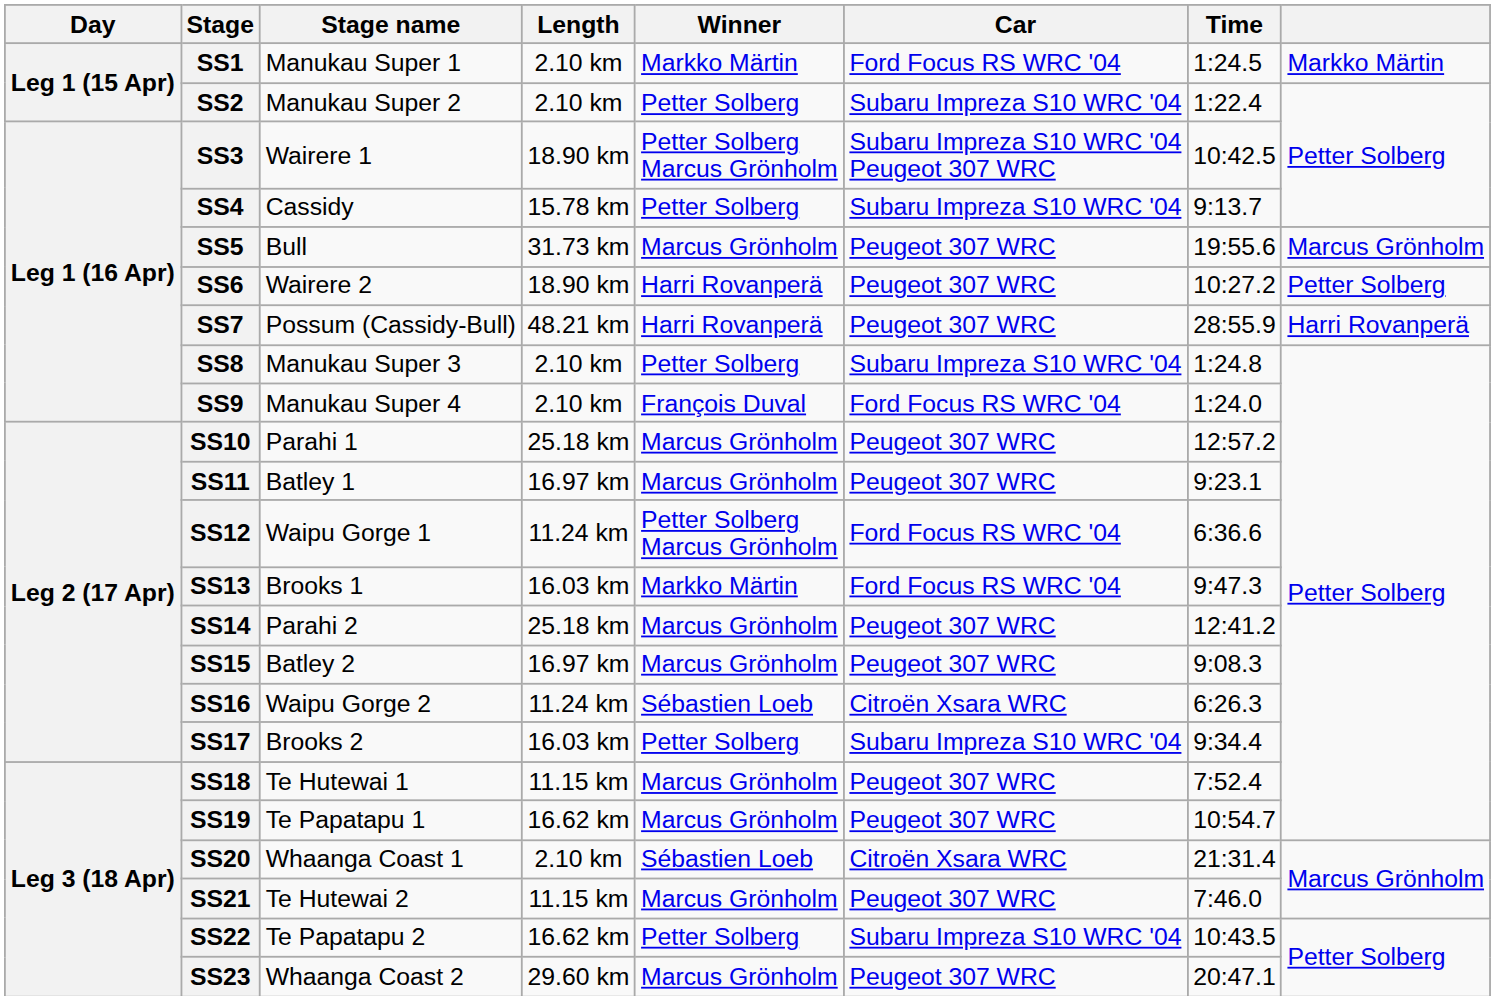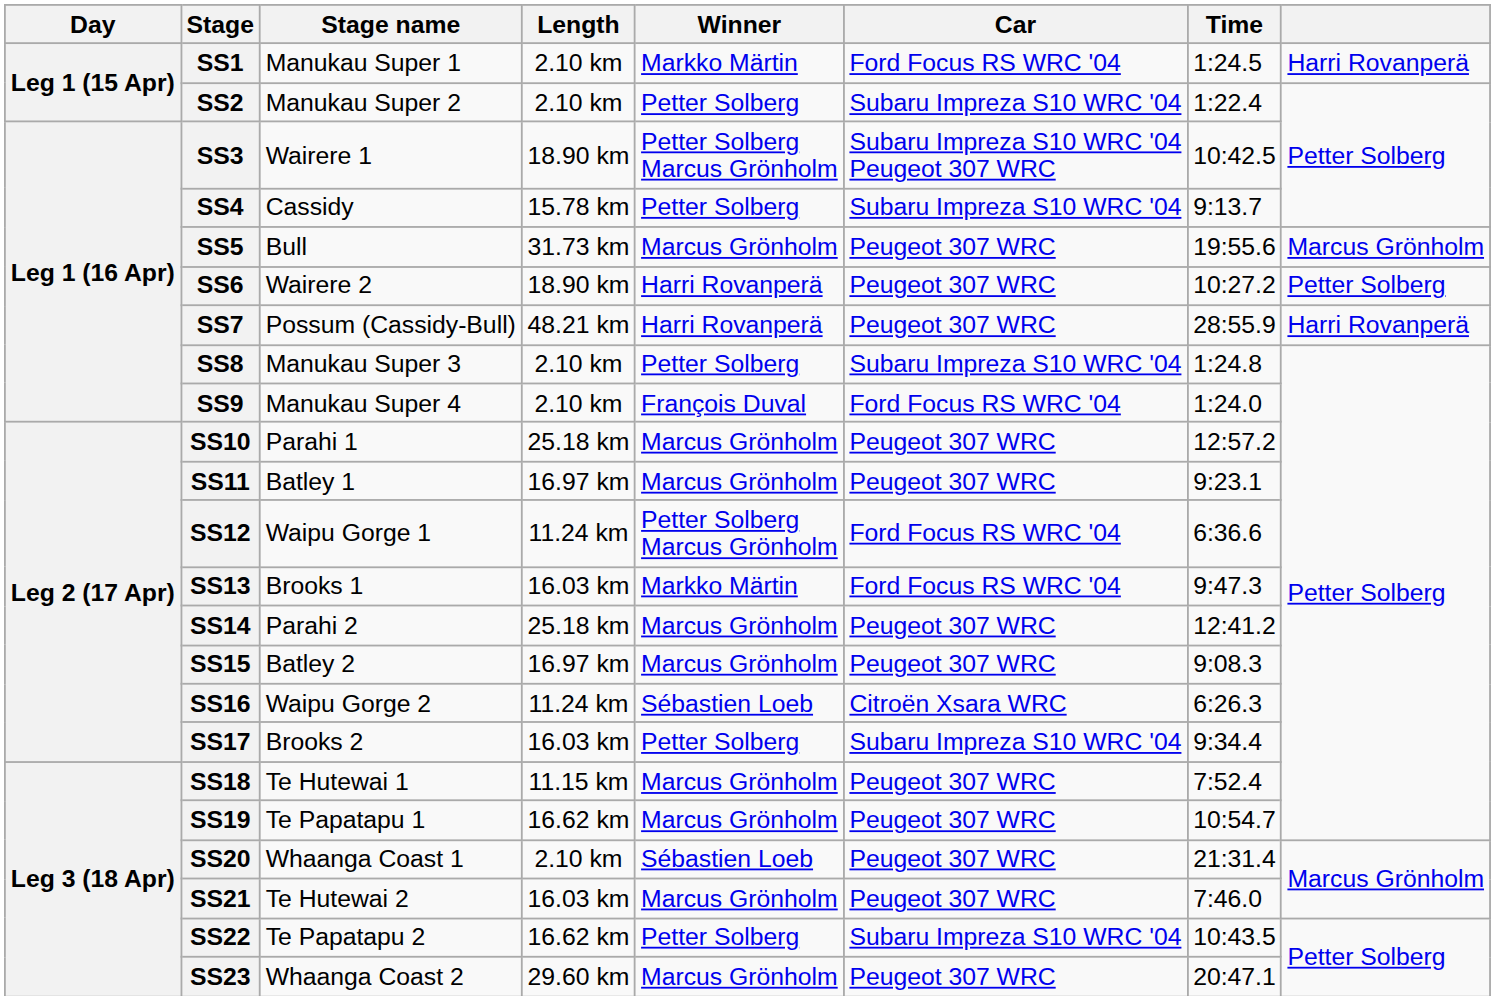(1366, 63) Markko Märtin -> (1378, 63) Harri Rovanperä
(958, 859) Citroën Xsara WRC -> (953, 859) Peugeot 307 WRC
(578, 898) 11.15 km -> (578, 898) 16.03 km
